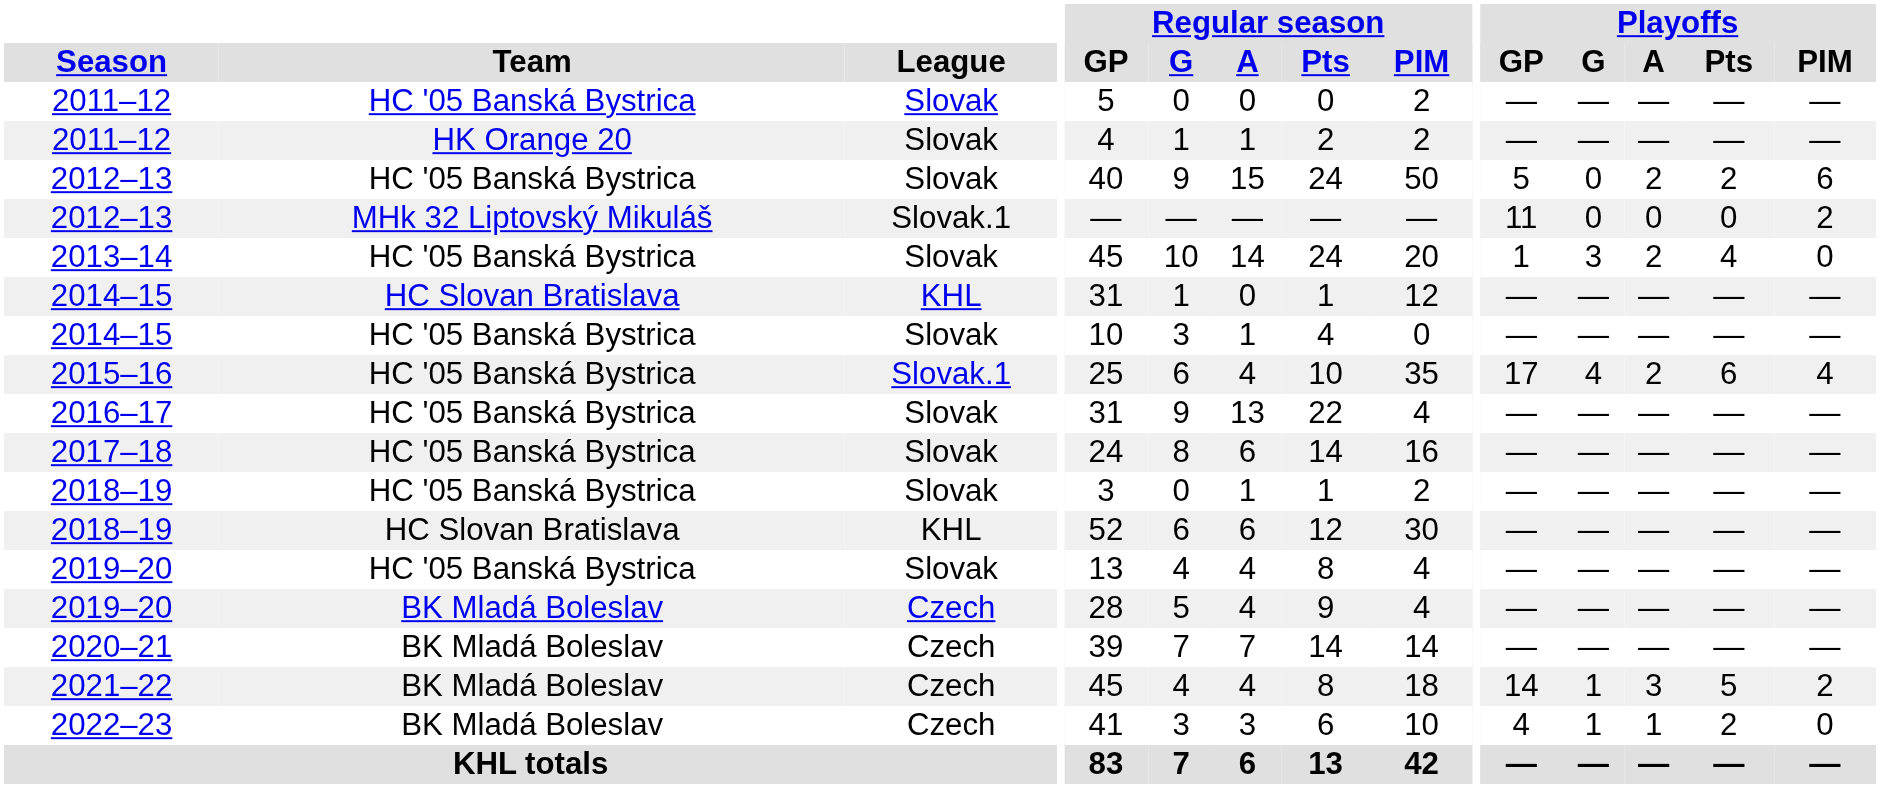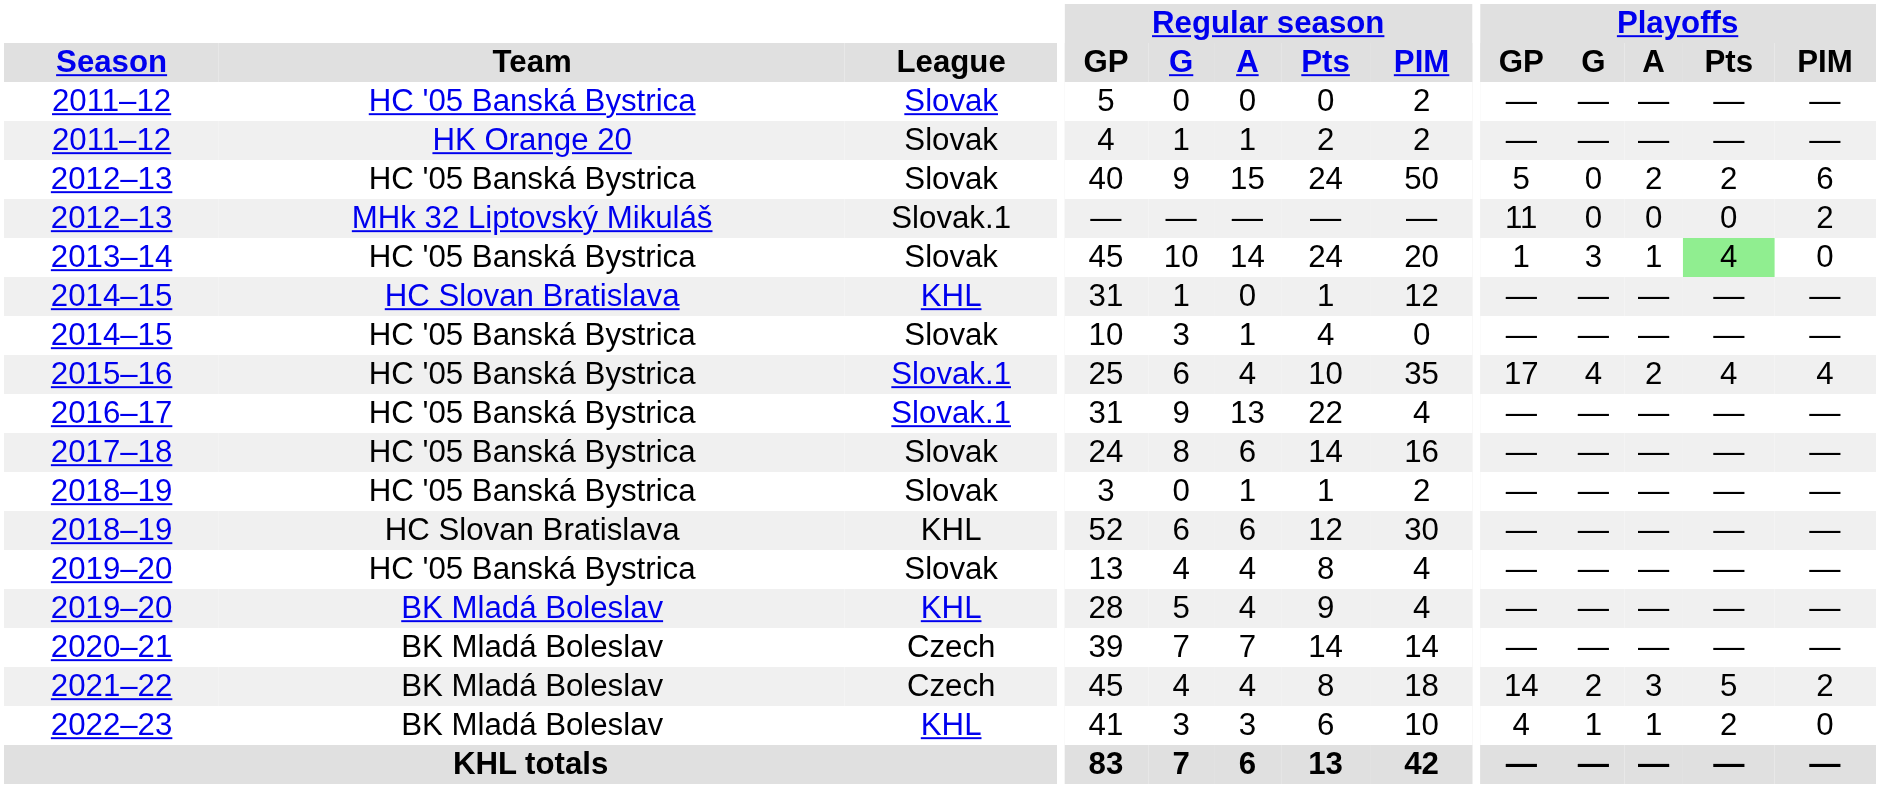(1654, 257) 2 -> (1654, 257) 1
(1729, 257) no background -> (1729, 257) lightgreen background
(1729, 374) 6 -> (1729, 374) 4
(951, 413) Slovak -> (951, 413) Slovak.1
(951, 608) Czech -> (951, 608) KHL
(1593, 686) 1 -> (1593, 686) 2
(951, 725) Czech -> (951, 725) KHL
